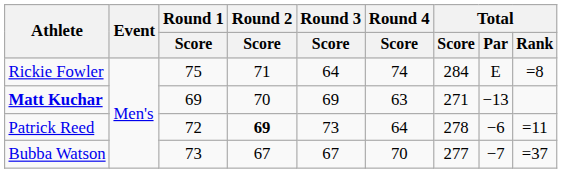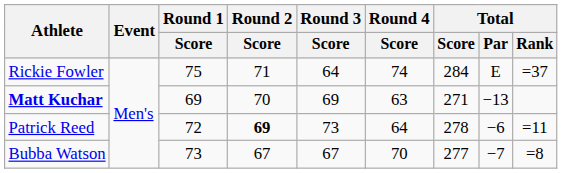(535, 72) =8 -> (535, 72) =37
(535, 154) =37 -> (535, 154) =8
